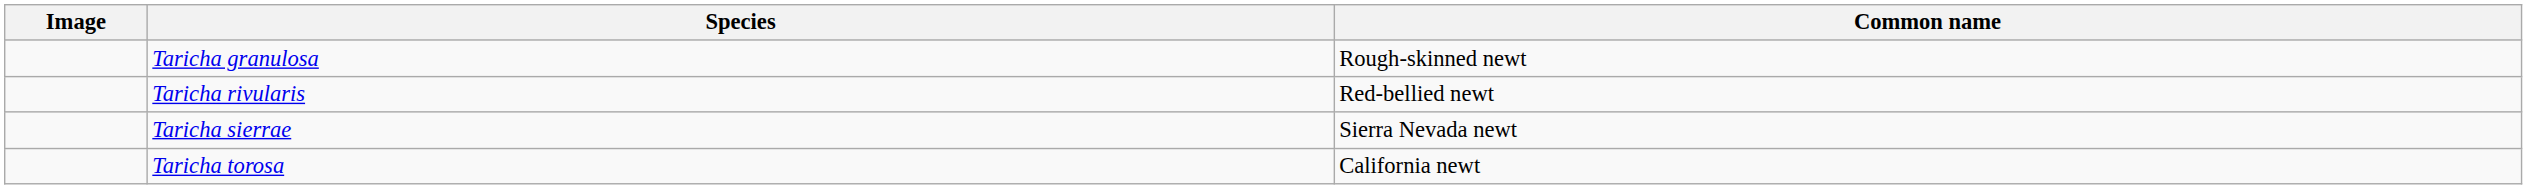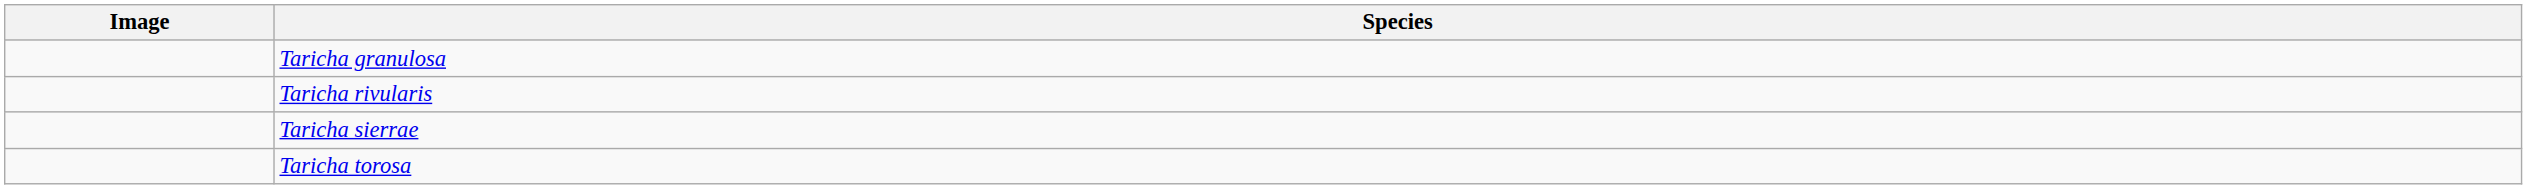- column: (1928, 22)
